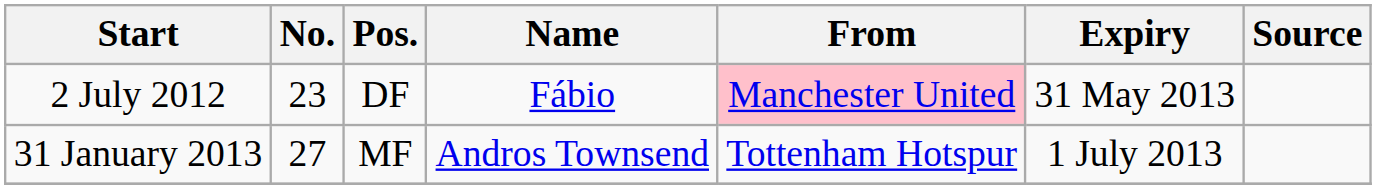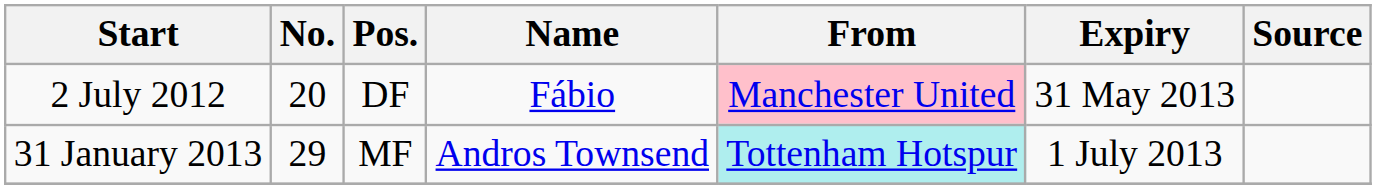(307, 93) 23 -> (307, 93) 20
(307, 153) 27 -> (307, 153) 29
(872, 153) no background -> (872, 153) paleturquoise background
